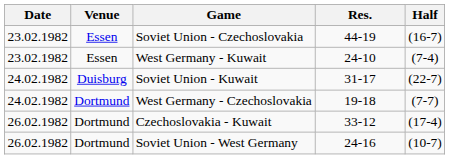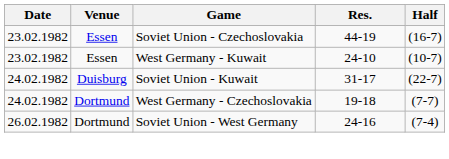(425, 57) (7-4) -> (425, 57) (10-7)
- row: (204, 121)
(425, 143) (10-7) -> (425, 121) (7-4)
